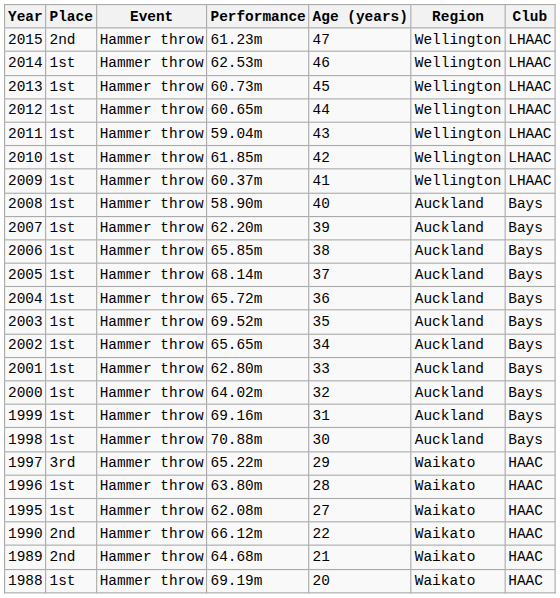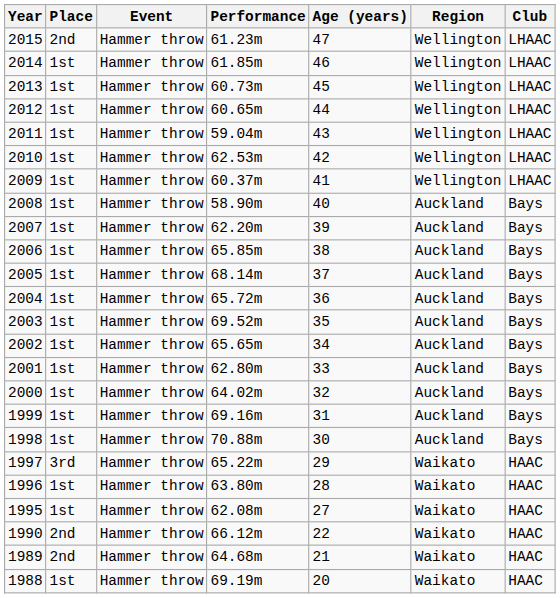(236, 63) 62.53m -> (236, 63) 61.85m
(236, 157) 61.85m -> (236, 157) 62.53m
